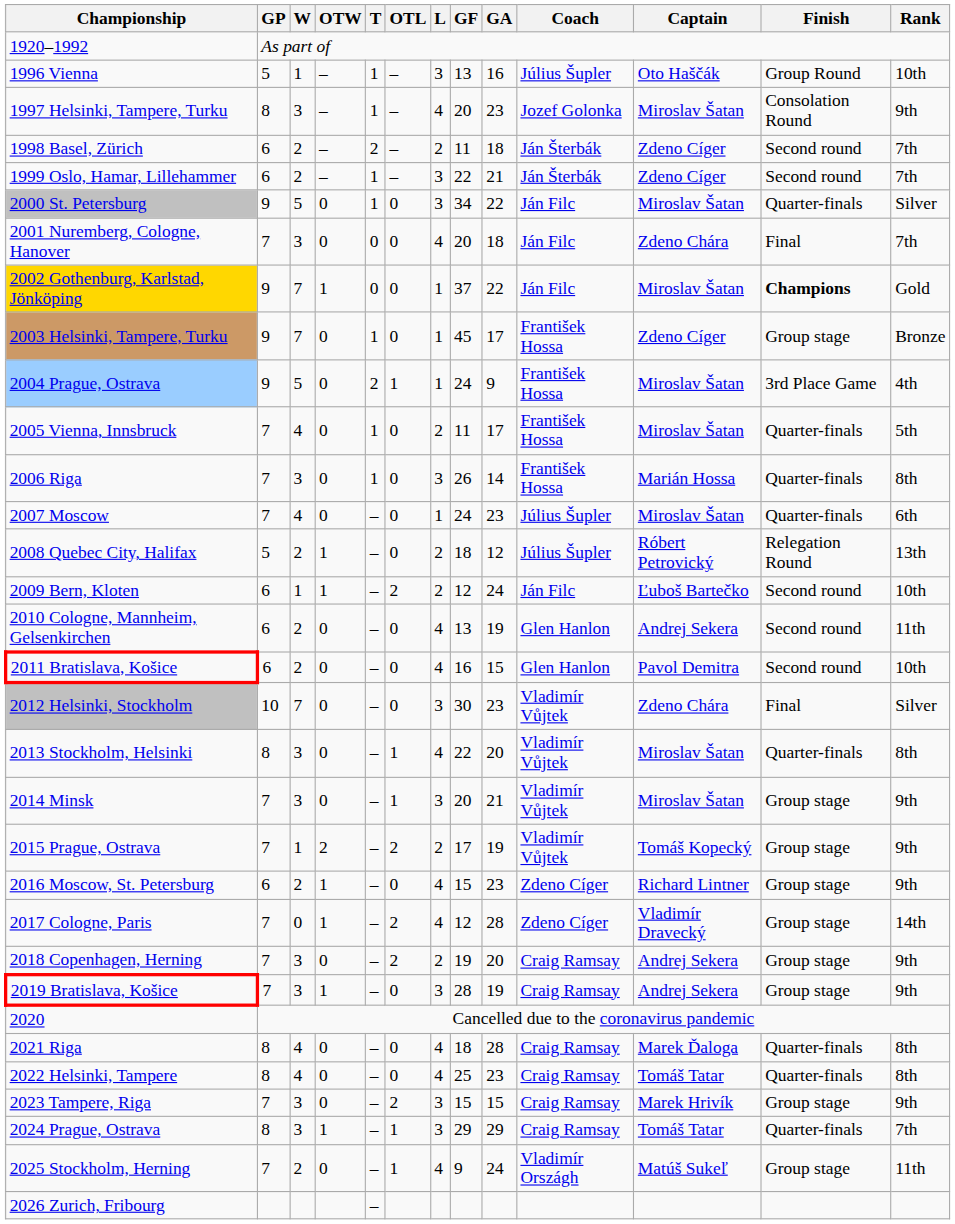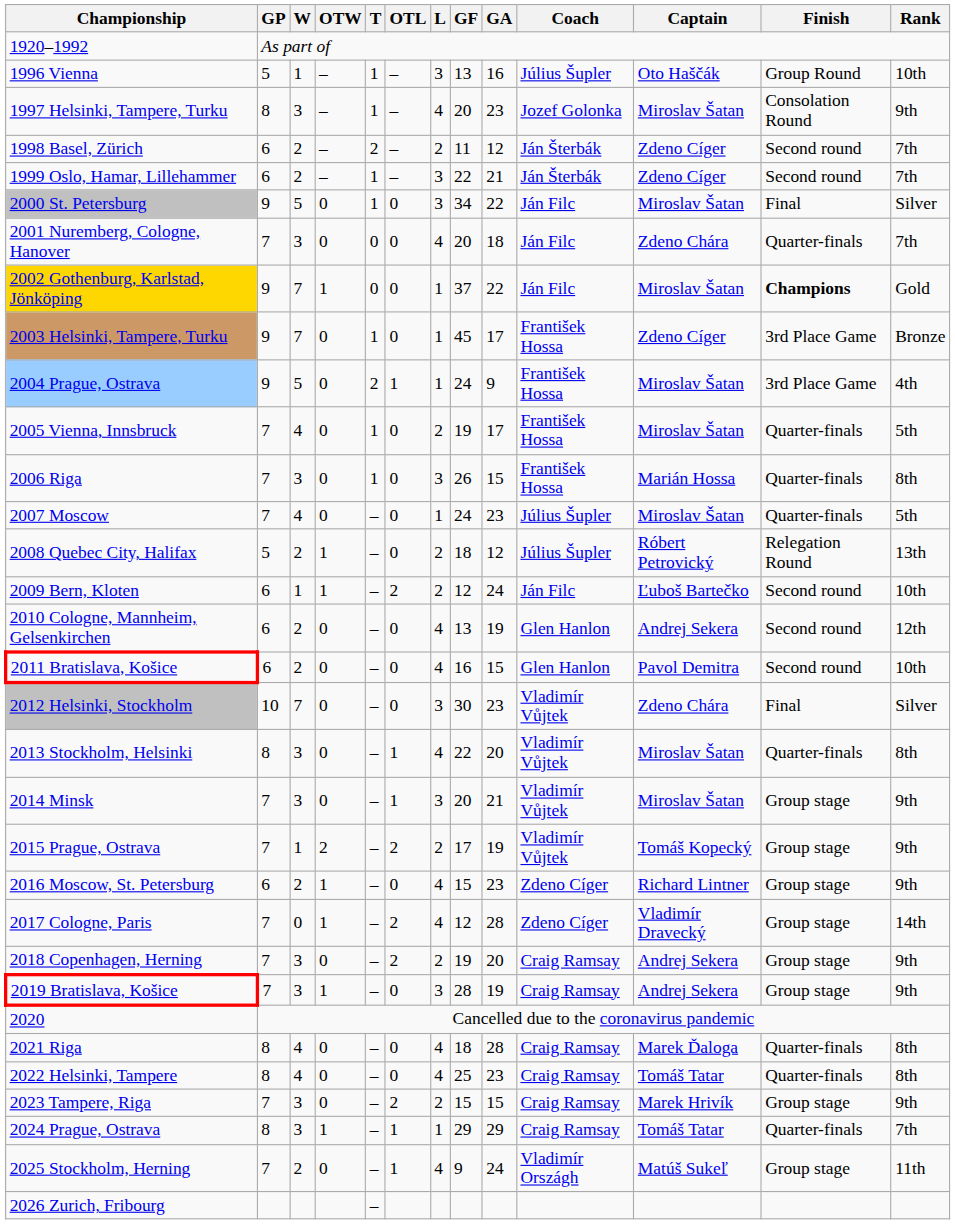(495, 148) 18 -> (495, 148) 12
(814, 203) Quarter-finals -> (783, 203) Final
(783, 241) Final -> (814, 241) Quarter-finals
(808, 335) Group stage -> (821, 335) 3rd Place Game
(462, 430) 11 -> (463, 430) 19
(495, 477) 14 -> (495, 477) 15
(906, 515) 6th -> (906, 515) 5th
(910, 628) 11th -> (911, 628) 12th
(439, 1102) 3 -> (439, 1102) 2
(439, 1130) 3 -> (439, 1130) 1
